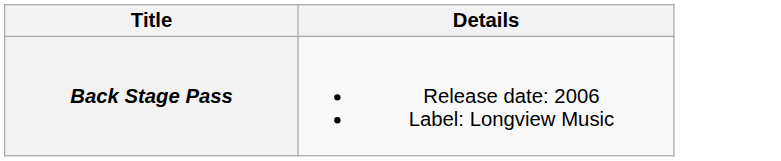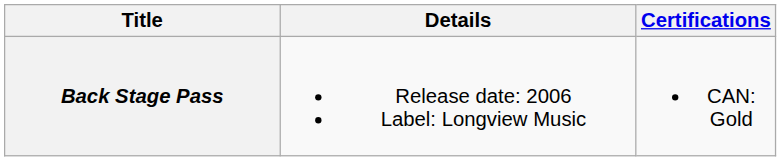+ column: (706, 20)
